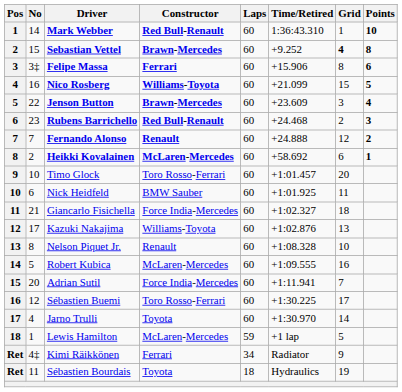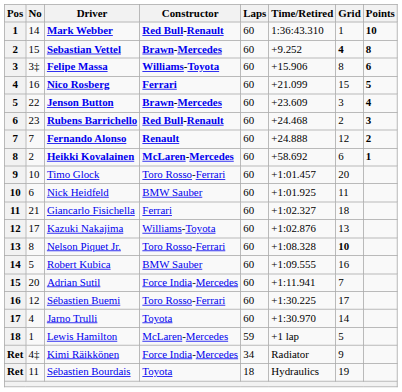(160, 66) Ferrari -> (181, 66) Williams-Toyota
(181, 84) Williams-Toyota -> (160, 84) Ferrari
(190, 210) Force India-Mercedes -> (157, 210) Ferrari
(159, 246) Renault -> (184, 246) Toro Rosso-Ferrari
(344, 246) normal -> (344, 246) bold
(185, 264) McLaren-Mercedes -> (172, 264) BMW Sauber
(157, 354) Ferrari -> (190, 354) Force India-Mercedes
